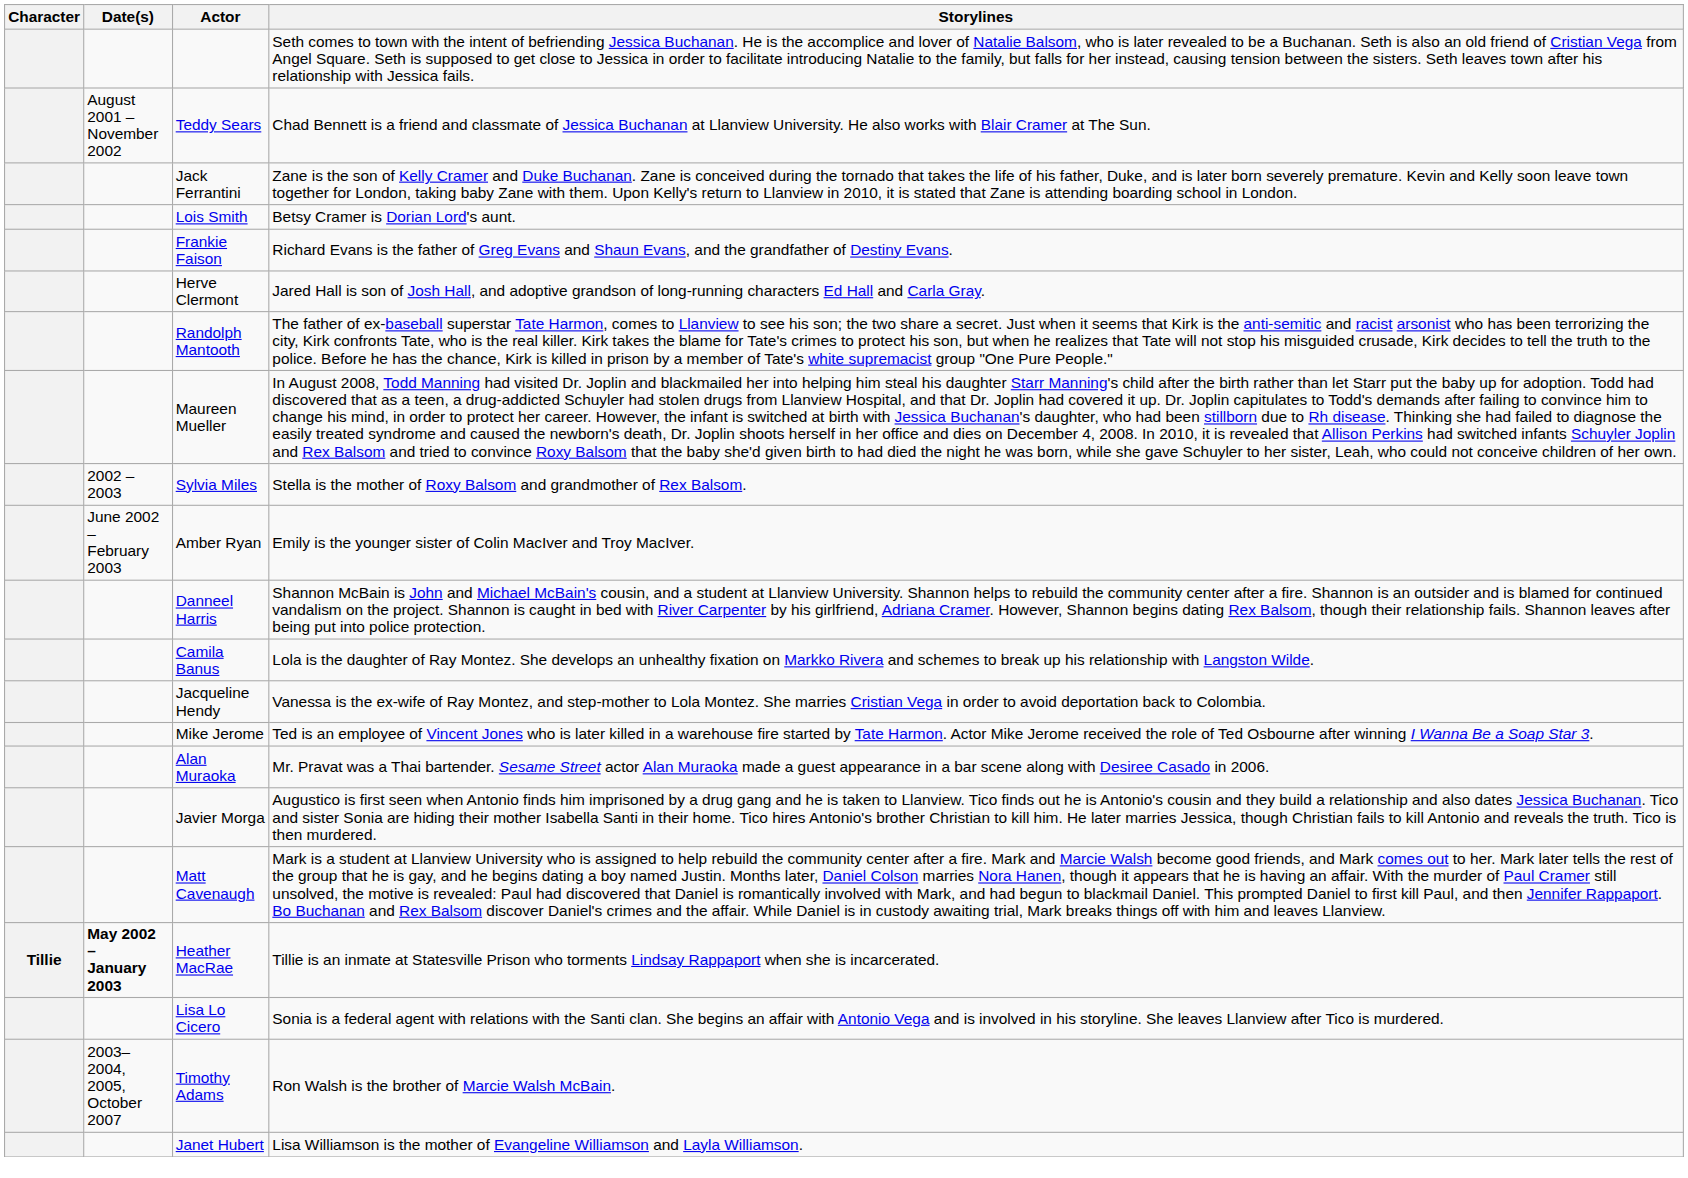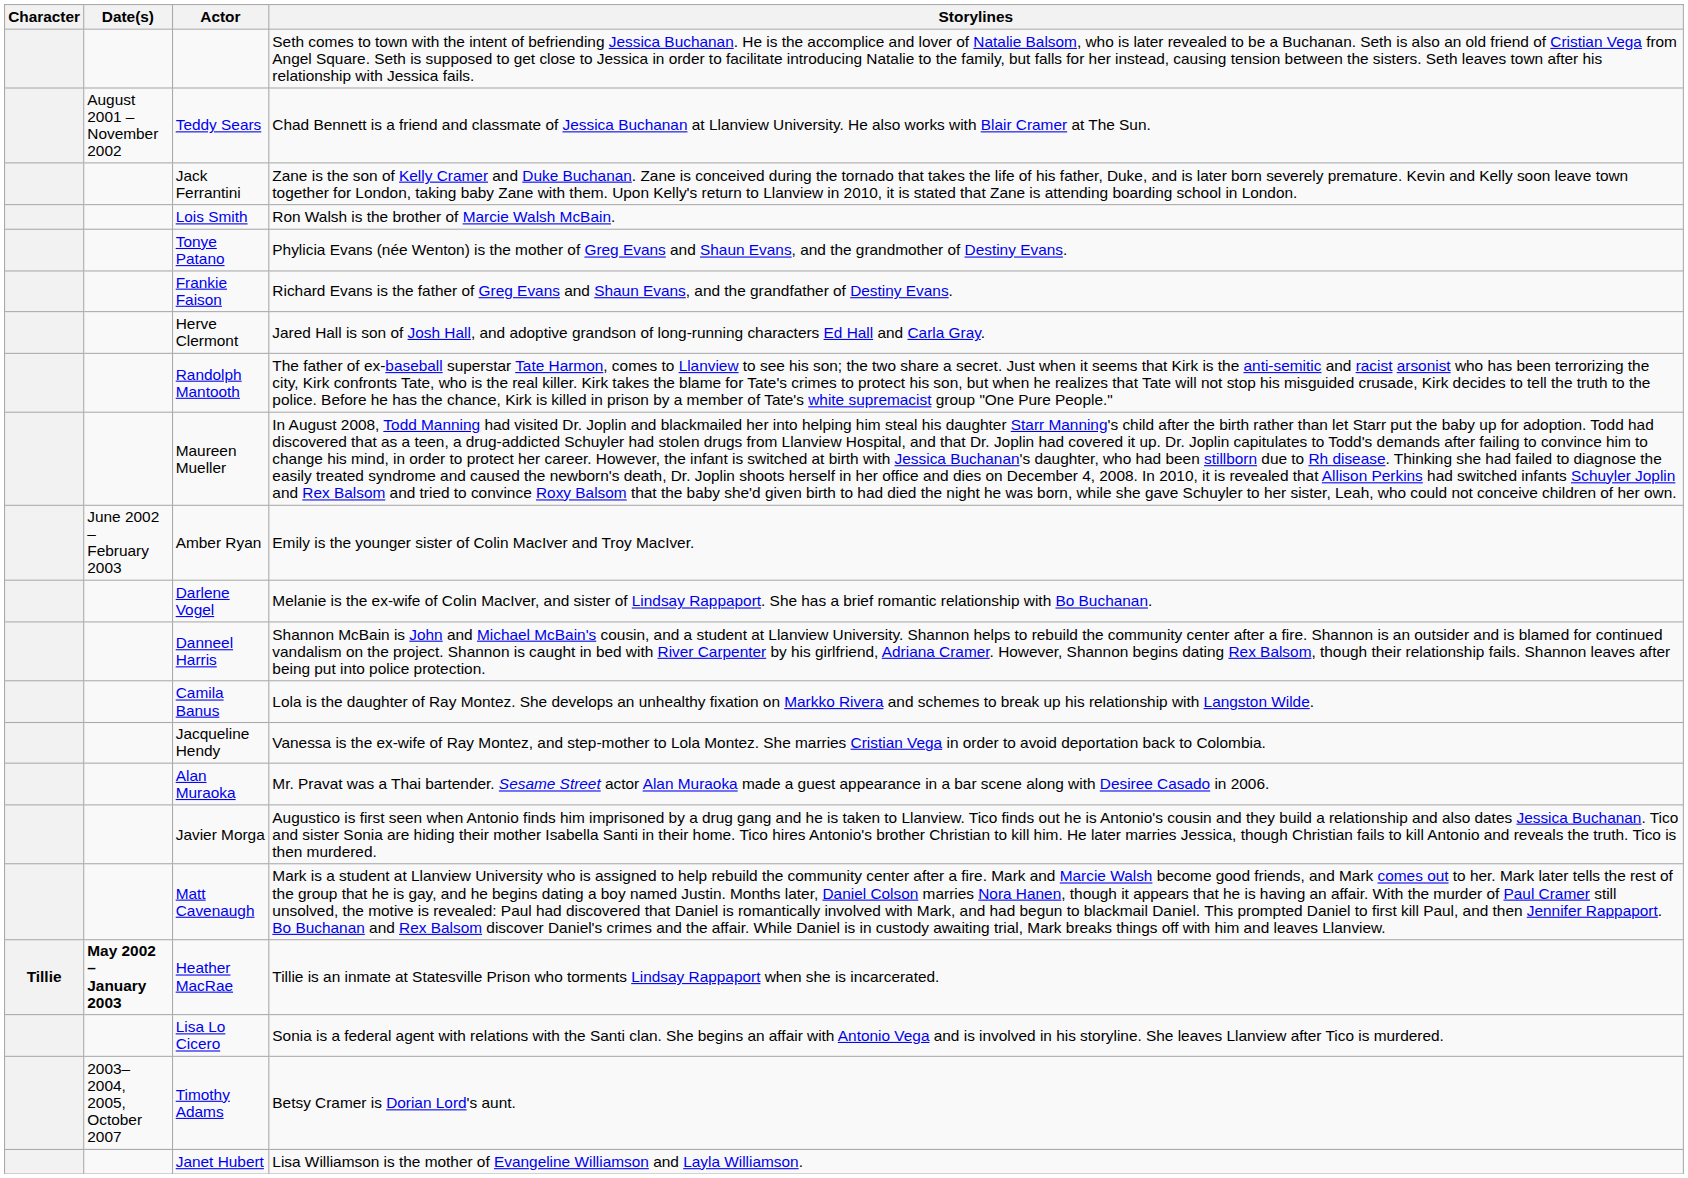(394, 217) Betsy Cramer is Dorian Lord's aunt. -> (444, 217) Ron Walsh is the brother of Marcie Walsh McBain.
+ row: (200, 250)
- row: (216, 484)
+ row: (203, 602)
- row: (220, 735)
(444, 1086) Ron Walsh is the brother of Marcie Walsh McBain. -> (394, 1103) Betsy Cramer is Dorian Lord's aunt.
